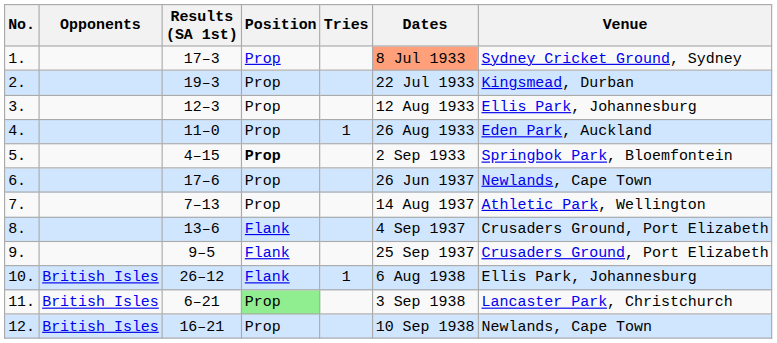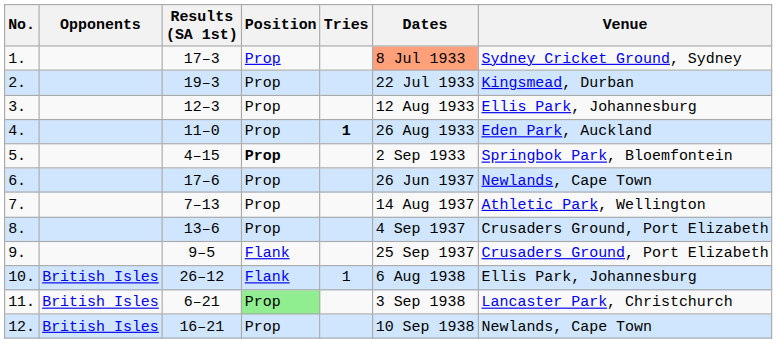(346, 131) normal -> (346, 131) bold
(267, 229) Flank -> (263, 229) Prop
